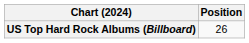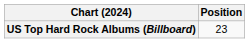(221, 29) 26 -> (221, 29) 23
